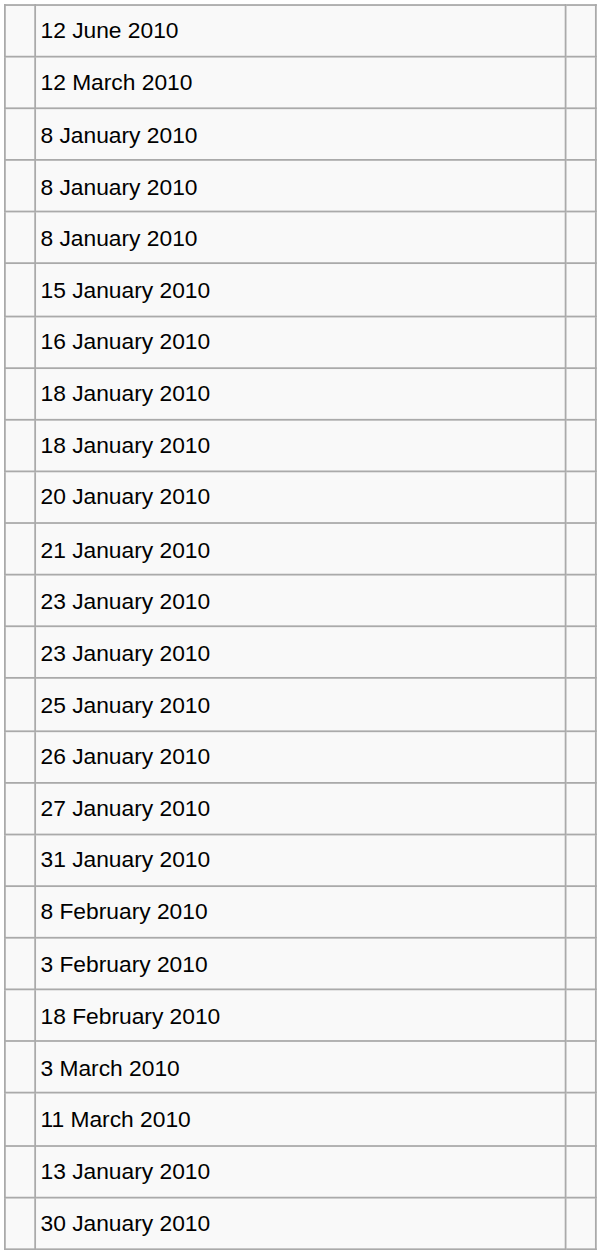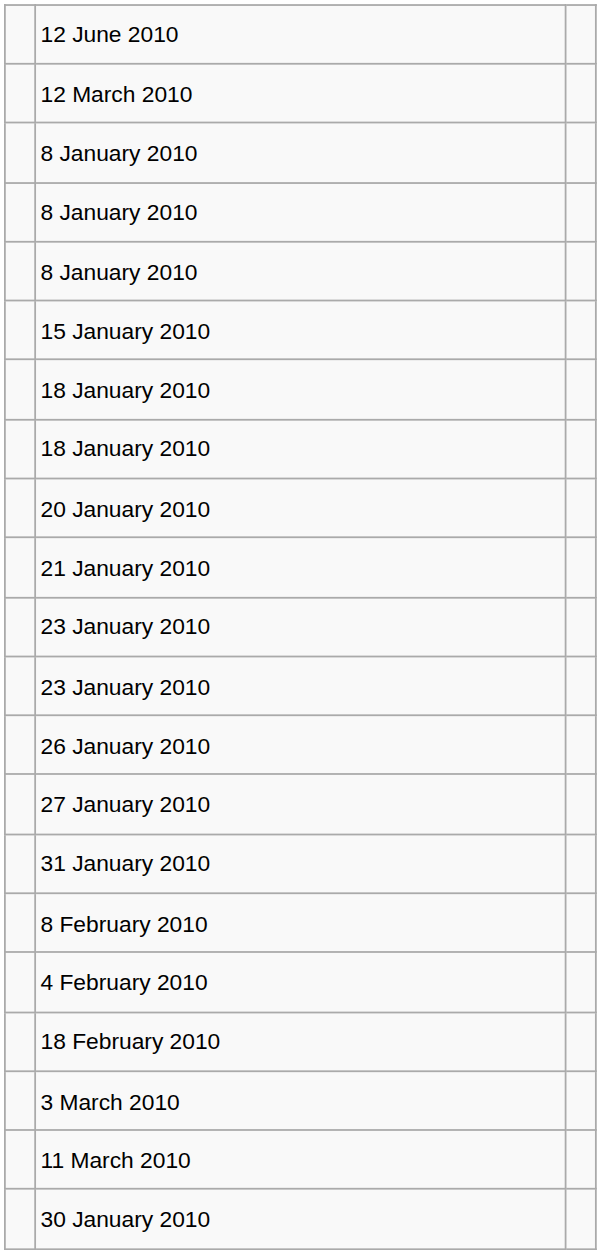- row: (20, 342)
- row: (20, 705)
+ row: (20, 982)
- row: (20, 964)
- row: (20, 1171)
